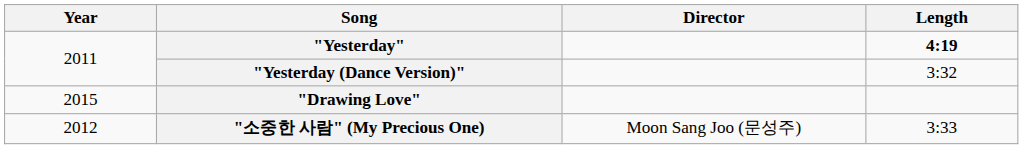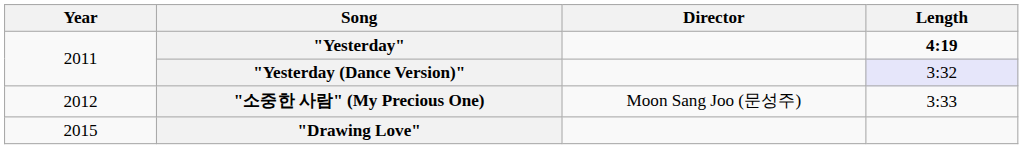(942, 72) no background -> (942, 72) lavender background
rows swapped: (359, 127) <-> (359, 99)
